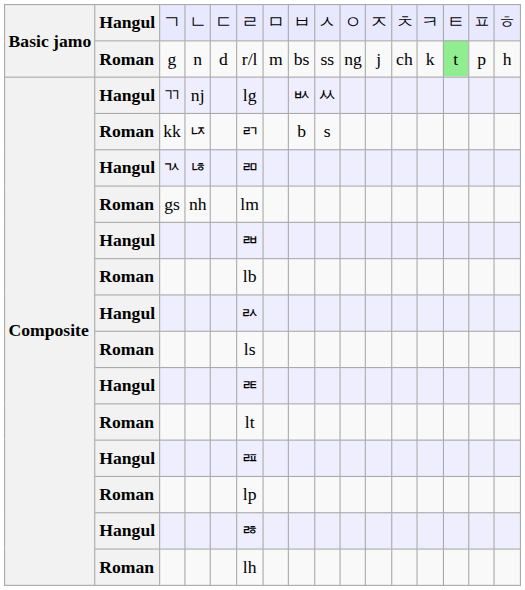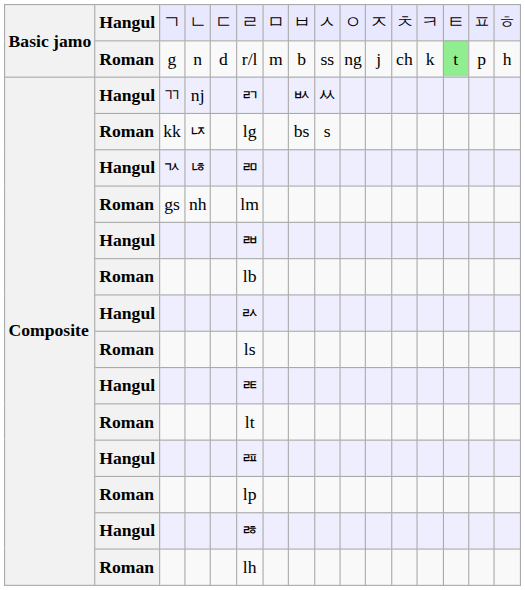(302, 59) bs -> (302, 59) b
(250, 95) lg -> (250, 95) ㄺ
(250, 131) ㄺ -> (250, 131) lg
(302, 131) b -> (302, 131) bs
